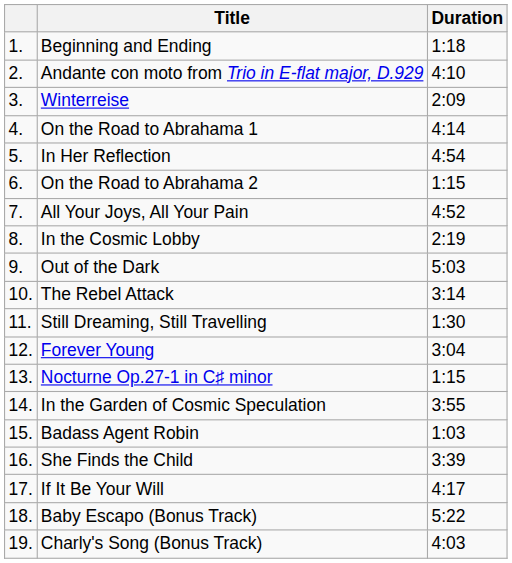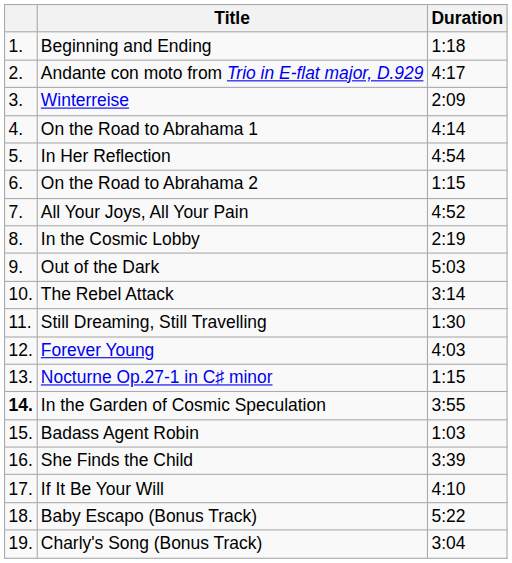(448, 73) 4:10 -> (448, 73) 4:17
(448, 350) 3:04 -> (448, 350) 4:03
(21, 405) normal -> (21, 405) bold
(448, 488) 4:17 -> (448, 488) 4:10
(448, 543) 4:03 -> (448, 543) 3:04
